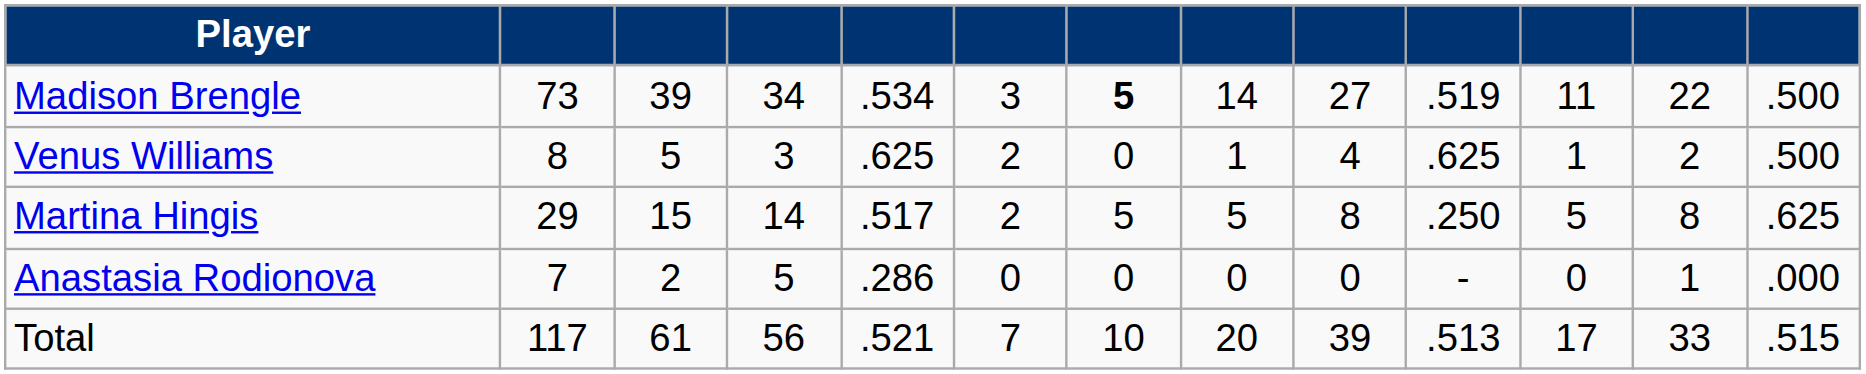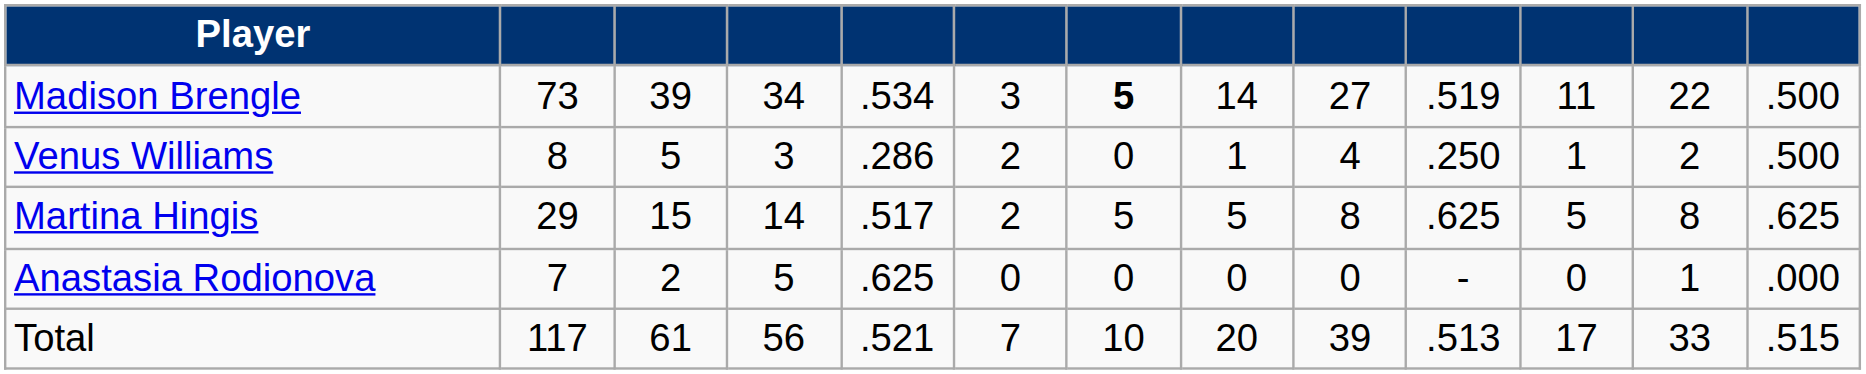(897, 156) .625 -> (897, 156) .286
(1463, 156) .625 -> (1463, 156) .250
(1463, 216) .250 -> (1463, 216) .625
(897, 277) .286 -> (897, 277) .625
